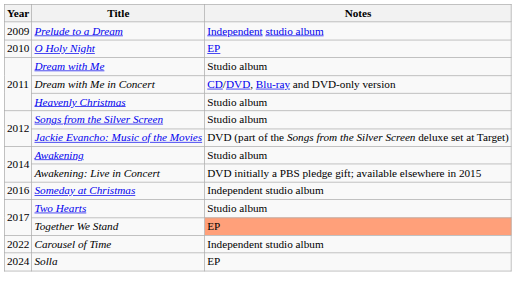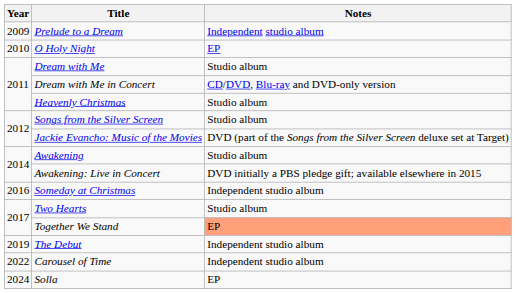+ row: (58, 244)
